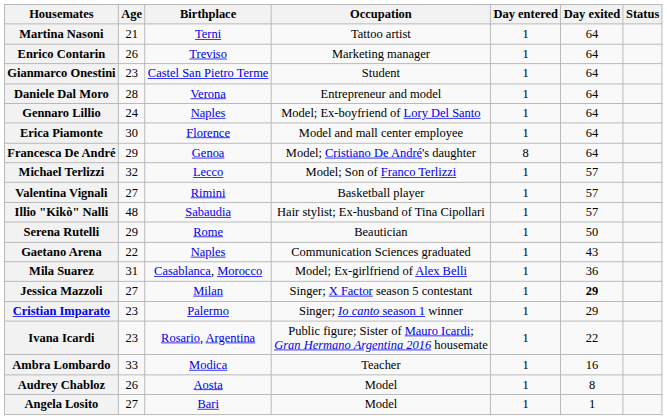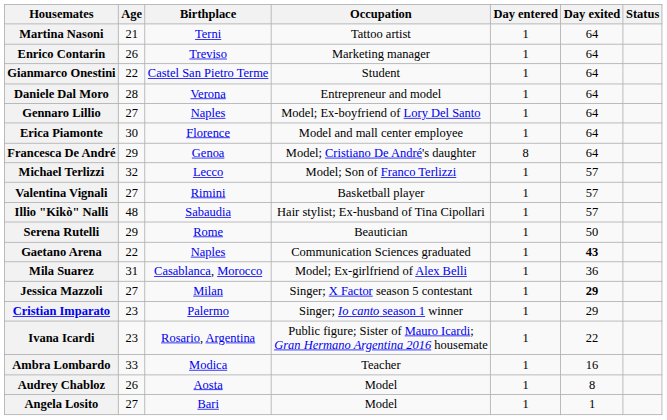(132, 73) 23 -> (132, 73) 22
(132, 113) 24 -> (132, 113) 27
(592, 251) normal -> (592, 251) bold
